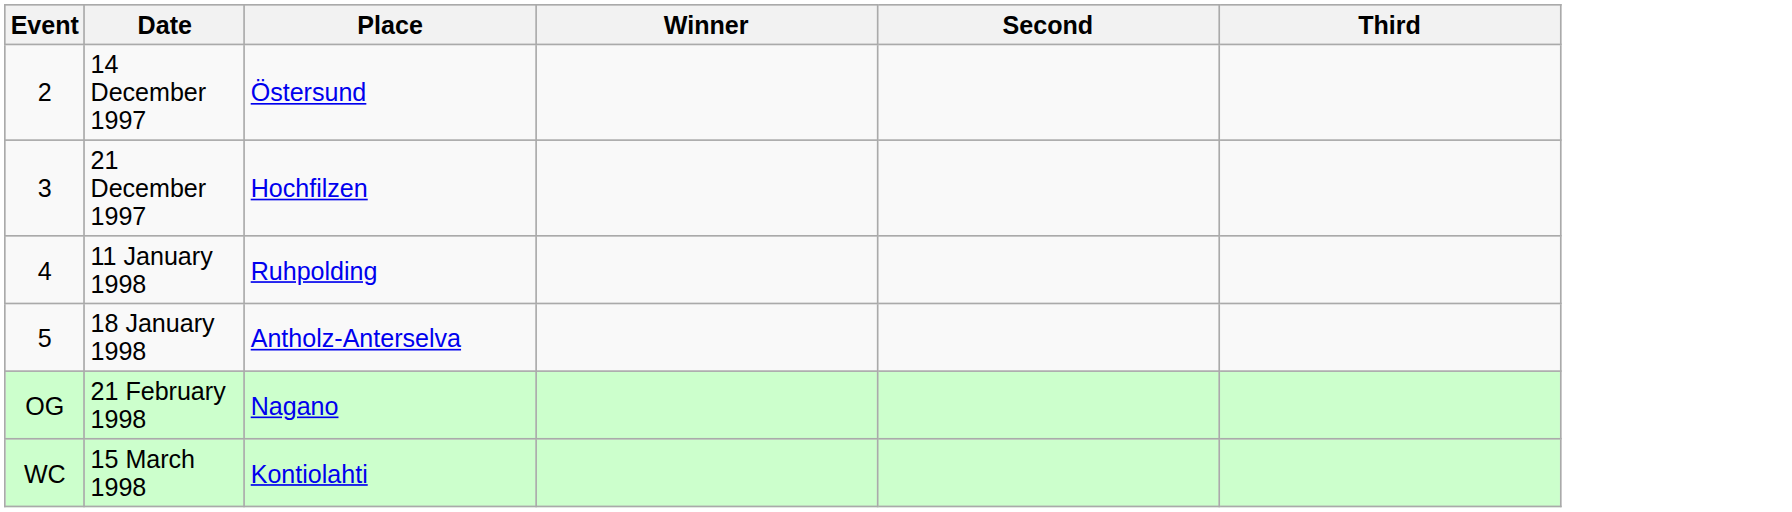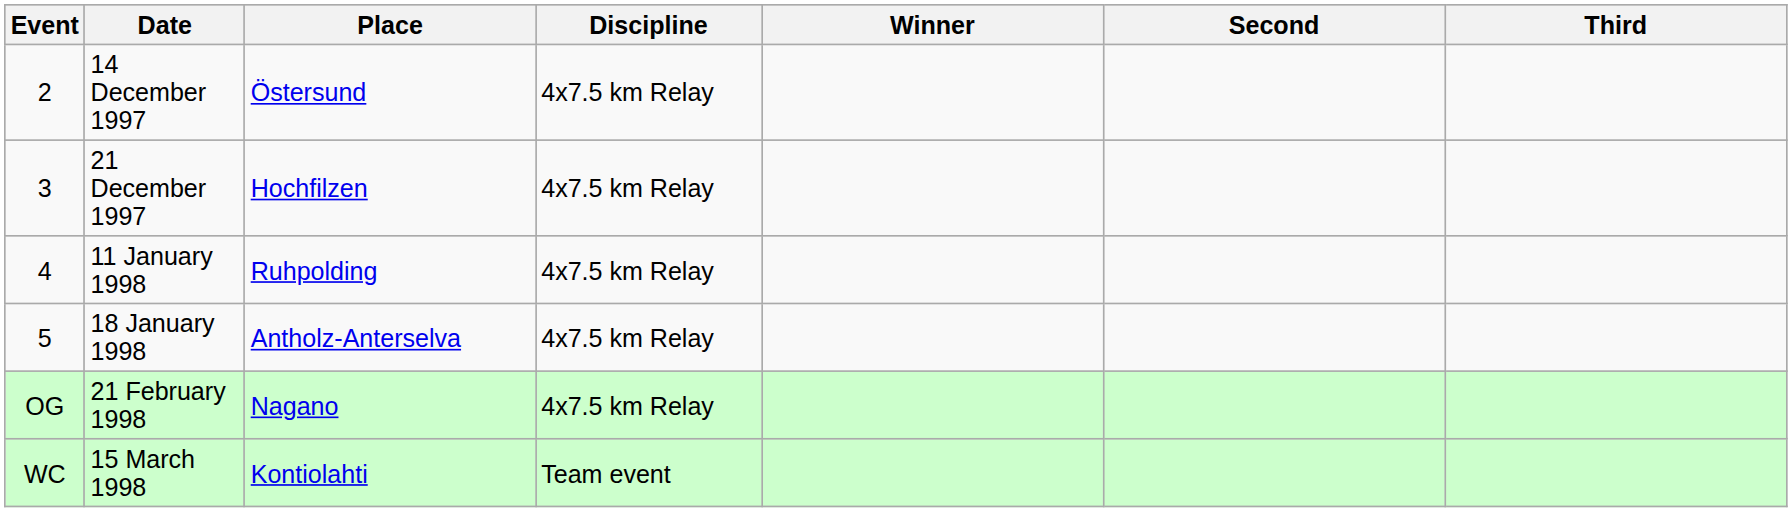+ column: (648, 25)
